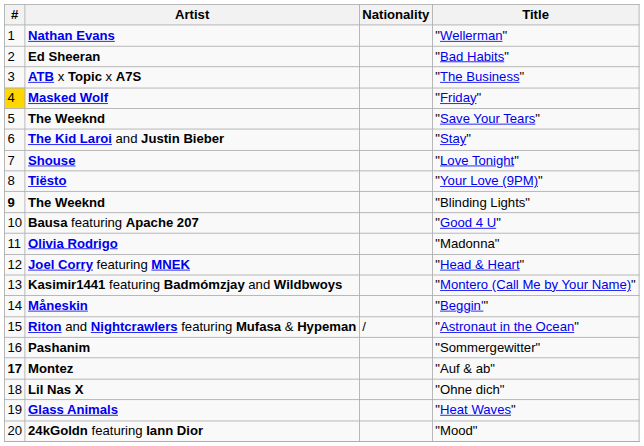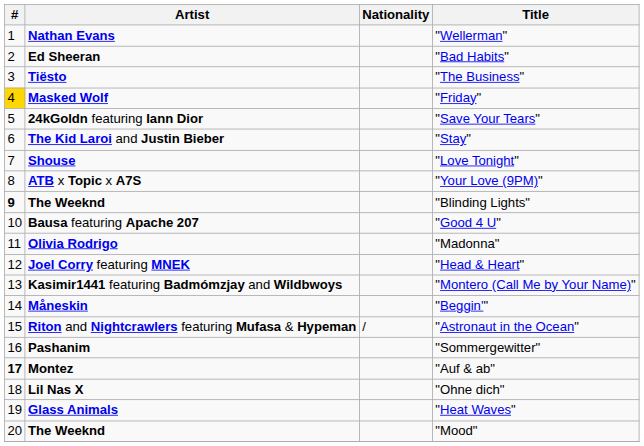(85, 77) ATB x Topic x A7S -> (47, 77) Tiësto
(67, 118) The Weeknd -> (116, 118) 24kGoldn featuring Iann Dior
(47, 181) Tiësto -> (85, 181) ATB x Topic x A7S
(116, 431) 24kGoldn featuring Iann Dior -> (67, 431) The Weeknd
